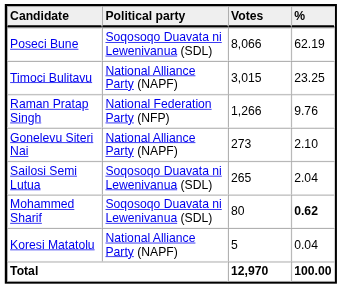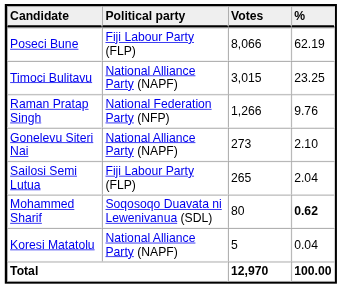(164, 44) Soqosoqo Duavata ni Lewenivanua (SDL) -> (150, 44) Fiji Labour Party (FLP)
(164, 178) Soqosoqo Duavata ni Lewenivanua (SDL) -> (150, 178) Fiji Labour Party (FLP)
